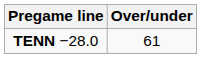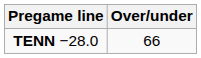(152, 41) 61 -> (152, 41) 66
